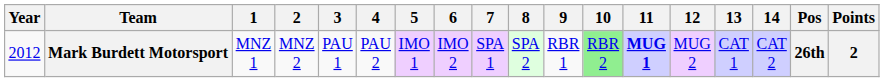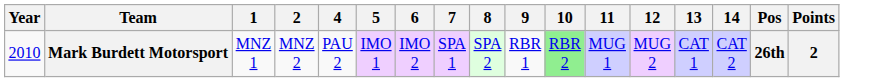- column: (337, 17)
(24, 53) 2012 -> (24, 53) 2010
(646, 53) bold -> (607, 53) normal
